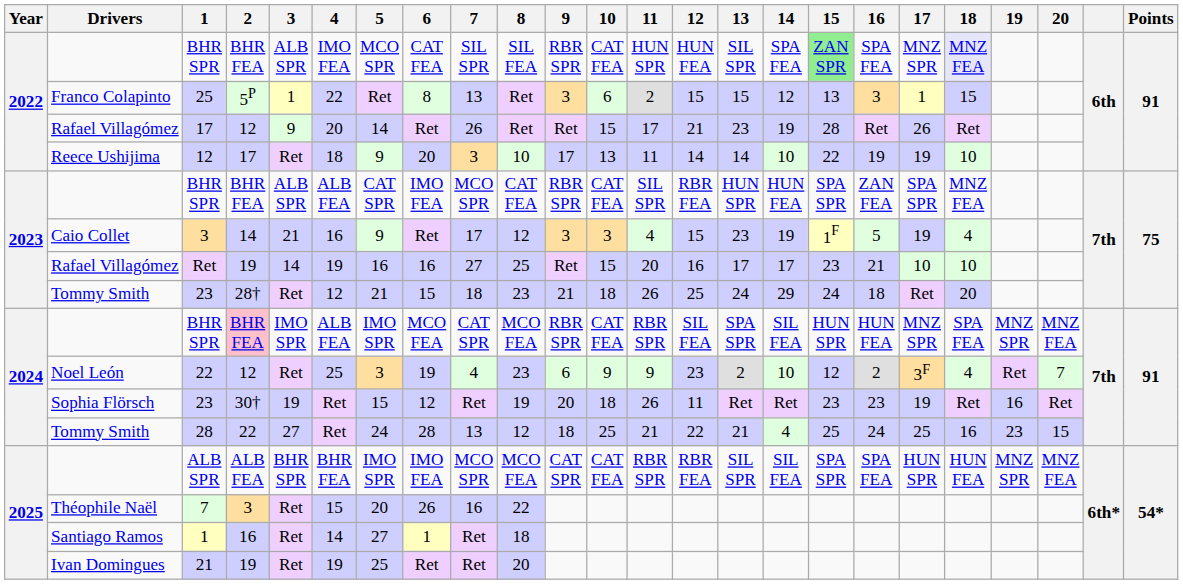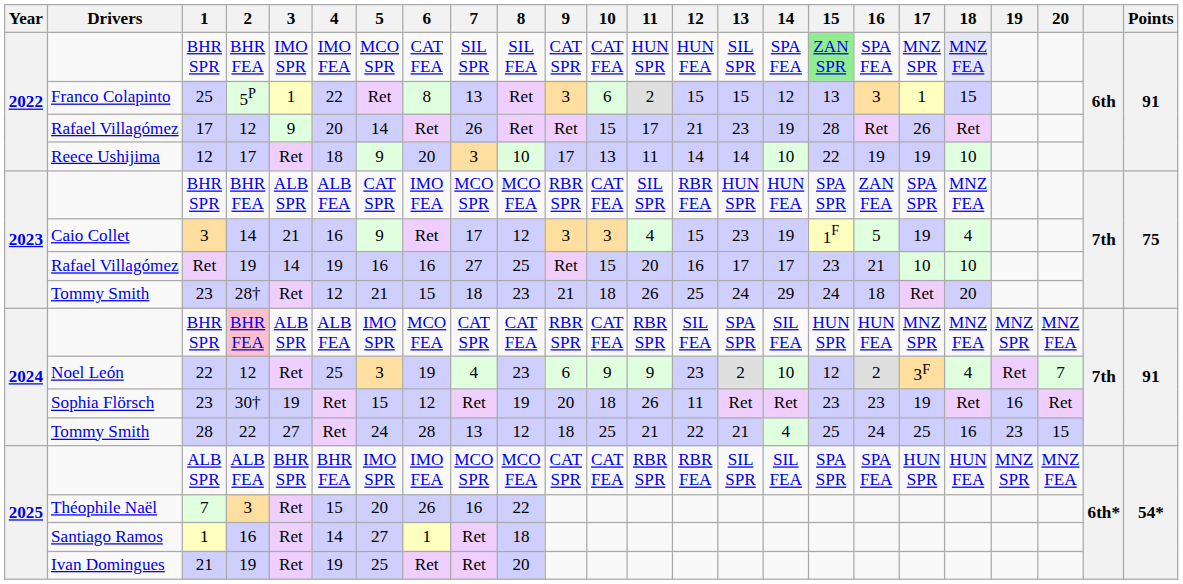(291, 56) ALB SPR -> (291, 56) IMO SPR
(566, 56) RBR SPR -> (566, 56) CAT SPR
(521, 194) CAT FEA -> (521, 194) MCO FEA
(291, 331) IMO SPR -> (291, 331) ALB SPR
(521, 331) MCO FEA -> (521, 331) CAT FEA
(968, 331) SPA FEA -> (968, 331) MNZ FEA
